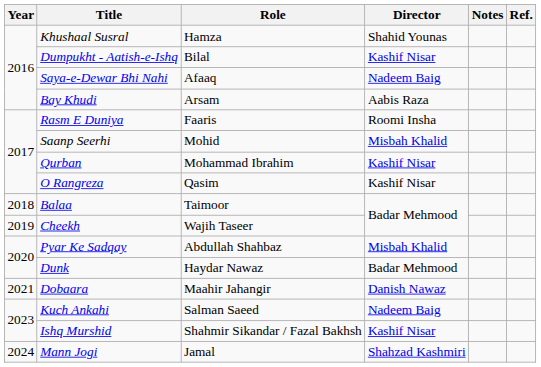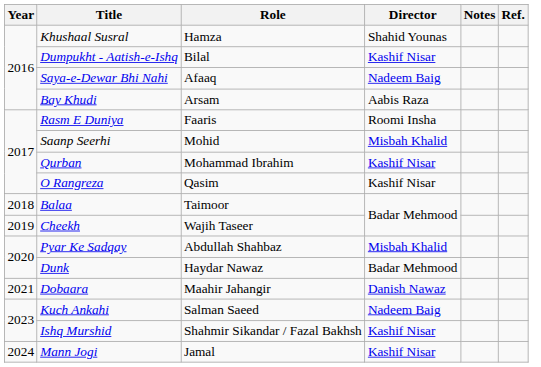(417, 352) Shahzad Kashmiri -> (402, 352) Kashif Nisar
